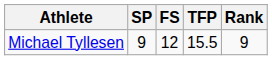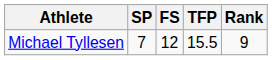(142, 42) 9 -> (142, 42) 7
